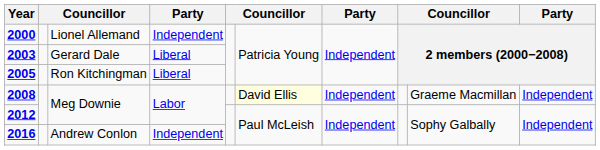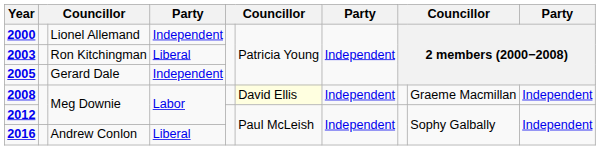(85, 54) Gerard Dale -> (99, 54) Ron Kitchingman
(99, 74) Ron Kitchingman -> (85, 74) Gerard Dale
(172, 74) Liberal -> (188, 74) Independent
(188, 134) Independent -> (172, 134) Liberal
